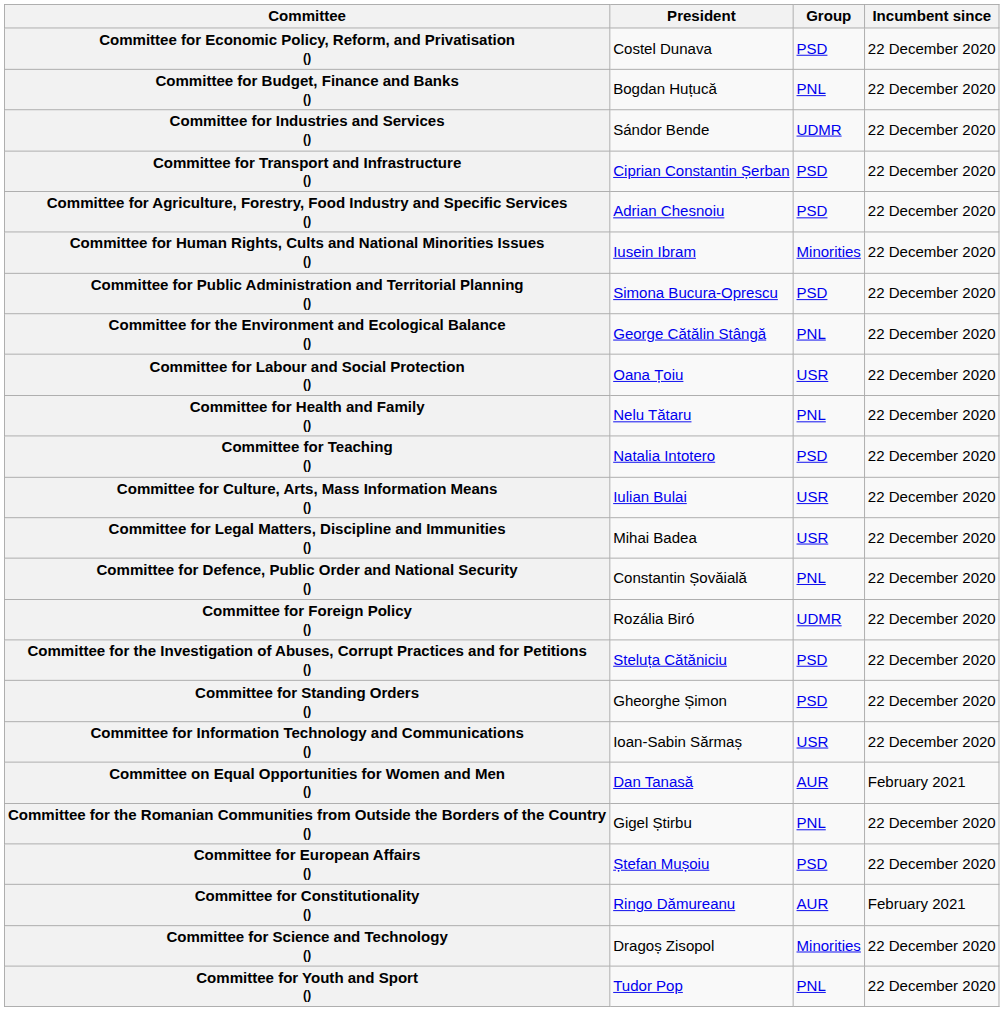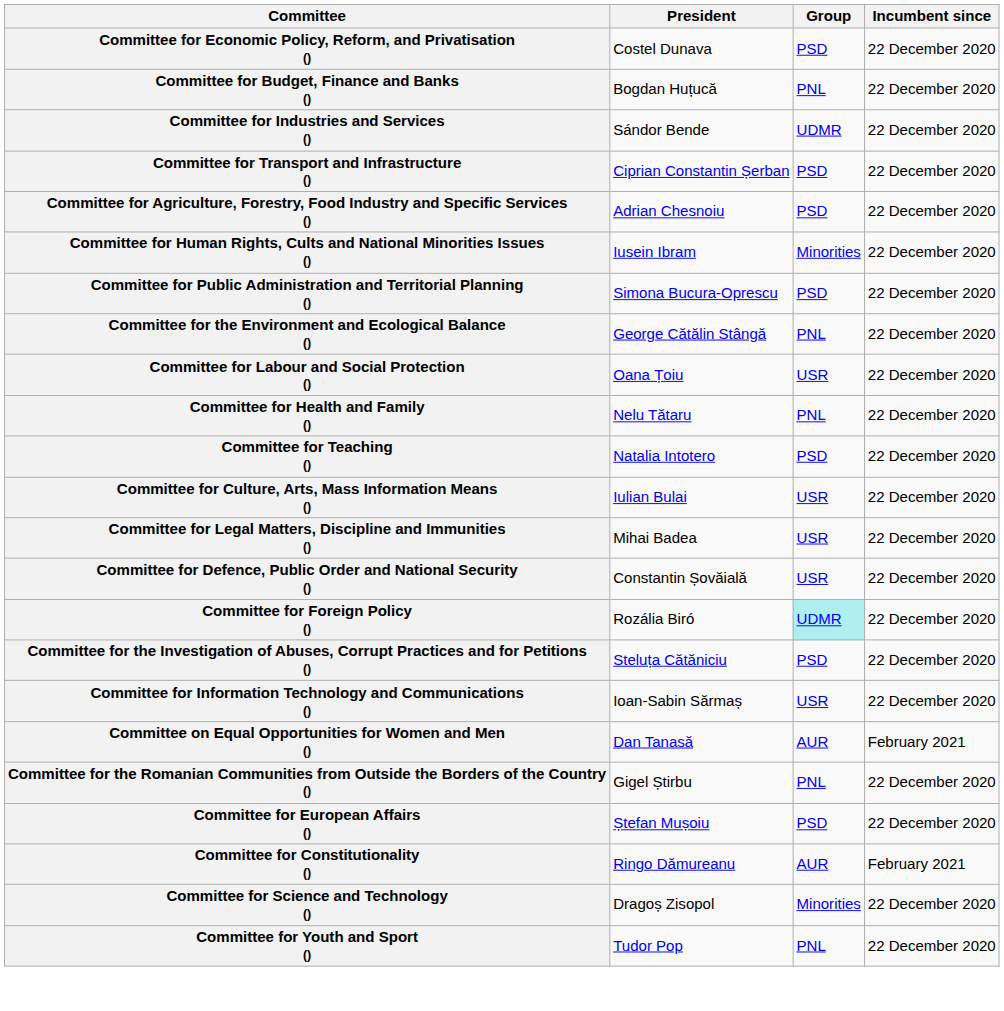(811, 578) PNL -> (812, 578) USR
(819, 619) no background -> (819, 619) paleturquoise background
- row: (307, 701)
